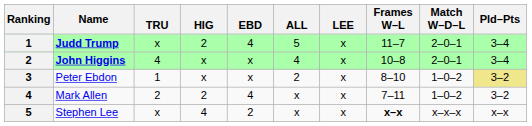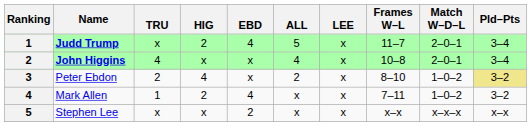(157, 78) 1 -> (157, 78) 2
(204, 78) x -> (204, 78) 4
(157, 95) 2 -> (157, 95) 1
(204, 113) 4 -> (204, 113) x
(393, 113) bold -> (393, 113) normal
